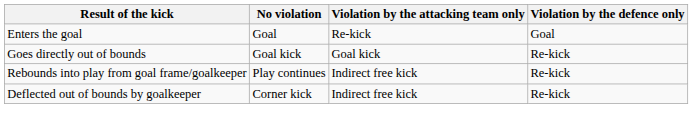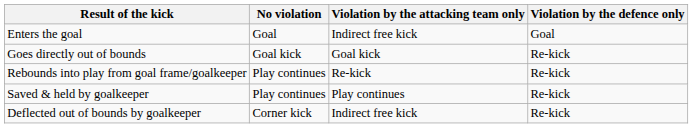(351, 34) Re-kick -> (374, 34) Indirect free kick
(374, 73) Indirect free kick -> (351, 73) Re-kick
+ row: (78, 93)
